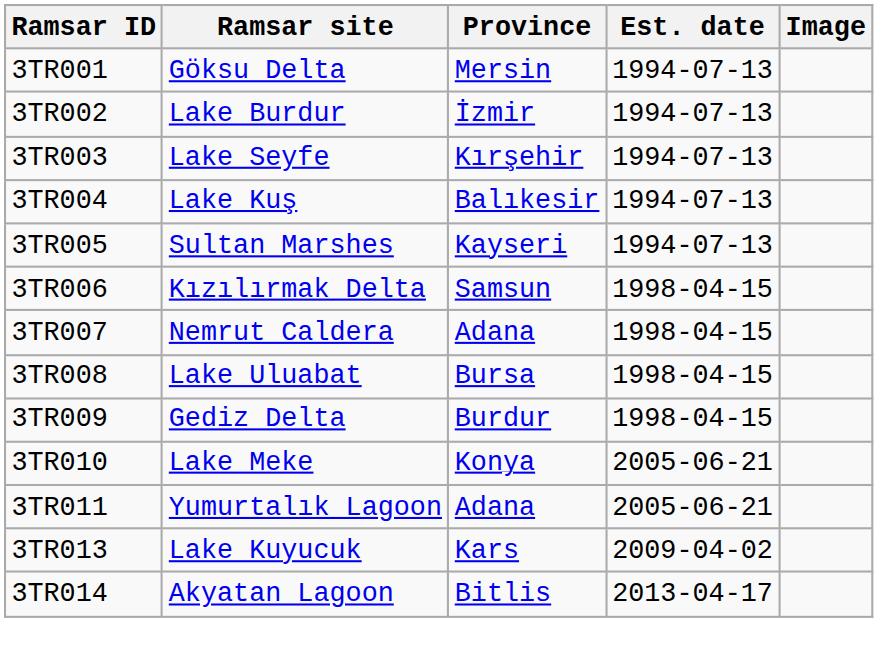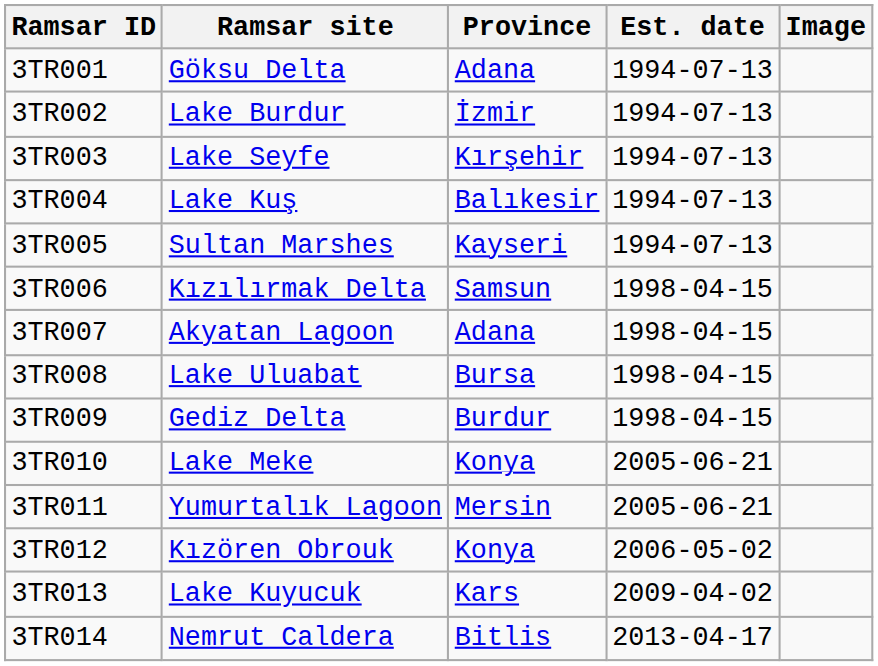(503, 70) Mersin -> (495, 70) Adana
(281, 332) Nemrut Caldera -> (281, 332) Akyatan Lagoon
(495, 507) Adana -> (503, 507) Mersin
+ row: (60, 551)
(281, 594) Akyatan Lagoon -> (281, 638) Nemrut Caldera
